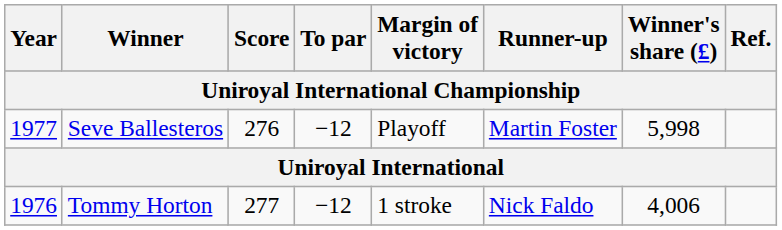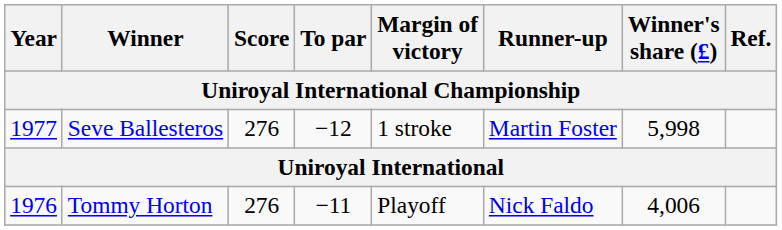(411, 128) Playoff -> (415, 128) 1 stroke
(262, 206) 277 -> (262, 206) 276
(333, 206) −12 -> (333, 206) −11
(415, 206) 1 stroke -> (411, 206) Playoff
